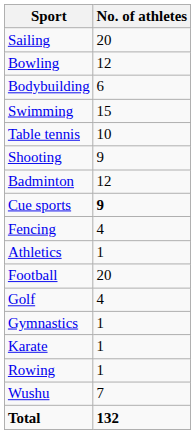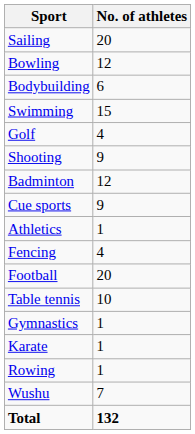rows swapped: (44, 134) <-> (22, 299)
(100, 205) bold -> (100, 205) normal
rows swapped: (35, 252) <-> (32, 228)
